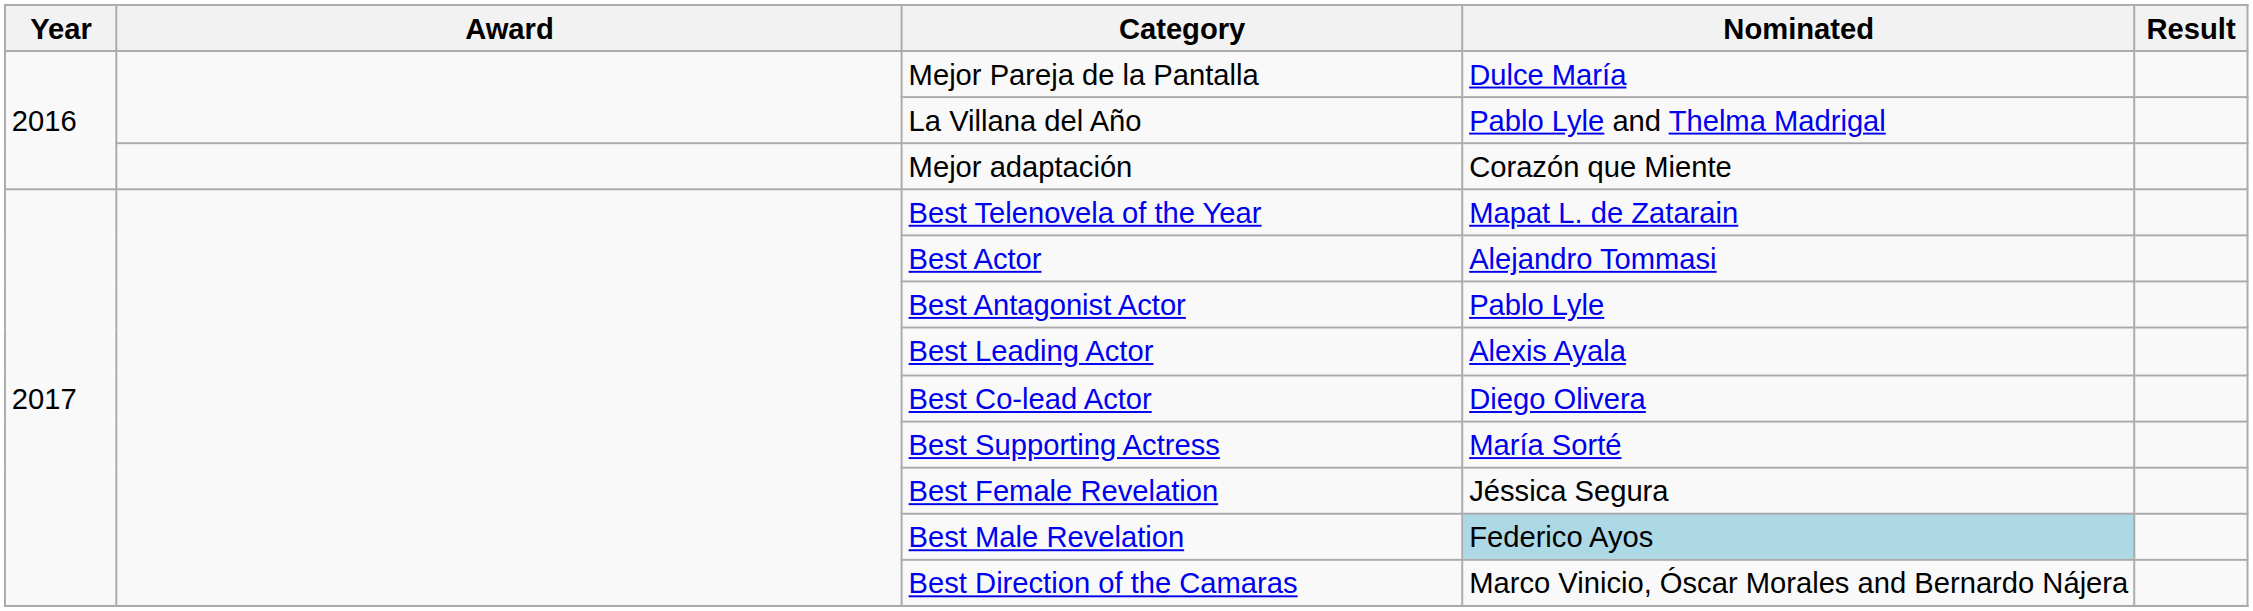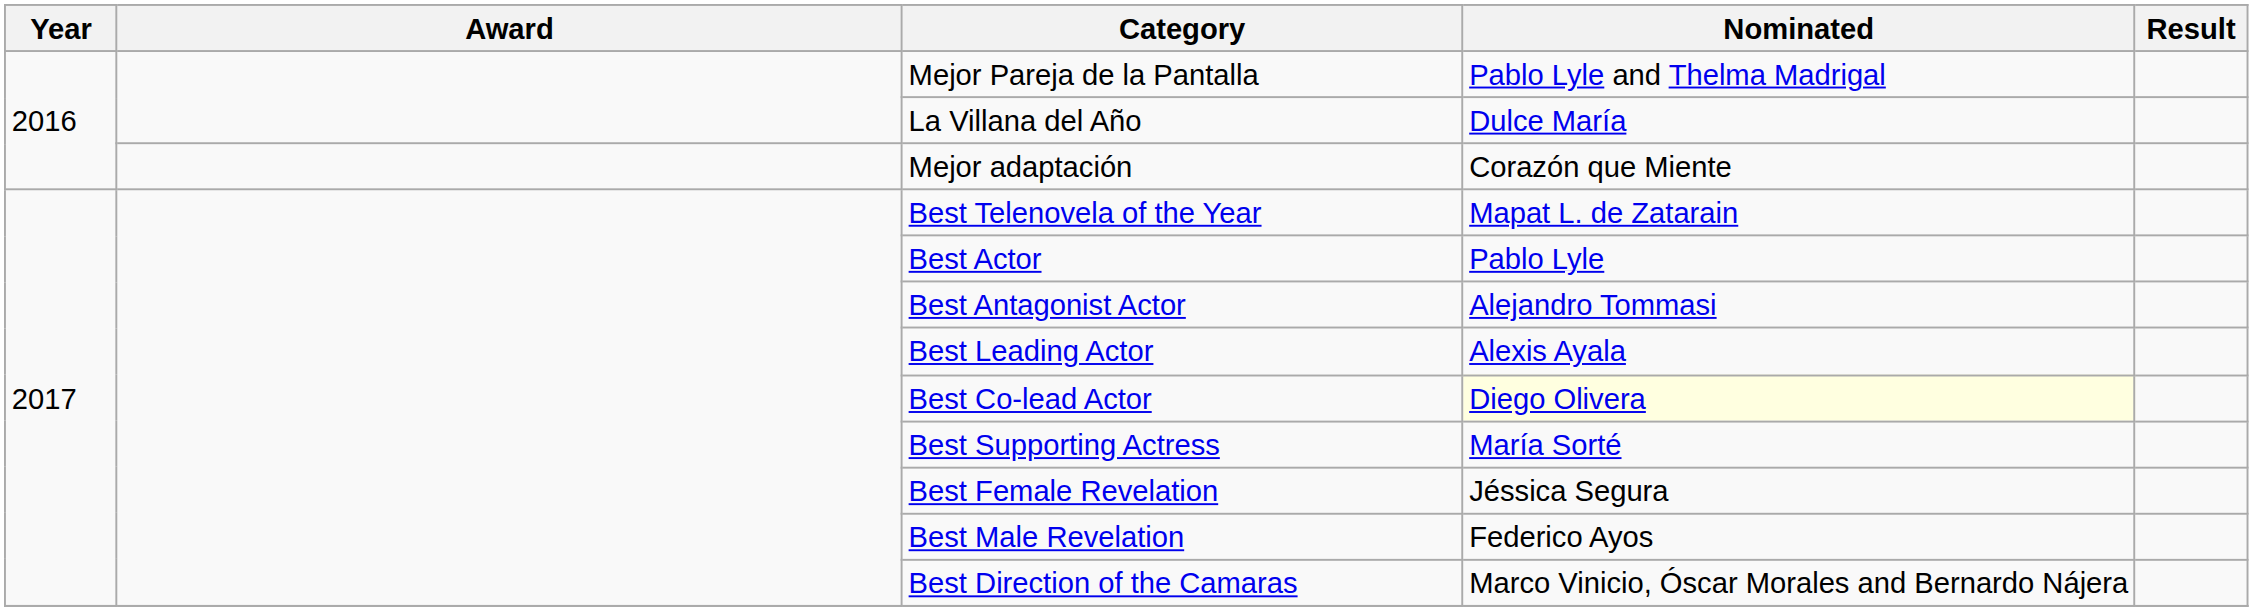(1548, 74) Dulce María -> (1677, 74) Pablo Lyle and Thelma Madrigal
(1677, 121) Pablo Lyle and Thelma Madrigal -> (1548, 121) Dulce María
(1593, 259) Alejandro Tommasi -> (1537, 259) Pablo Lyle
(1537, 305) Pablo Lyle -> (1593, 305) Alejandro Tommasi
(1558, 398) no background -> (1558, 398) lightyellow background
(1561, 536) lightblue background -> (1561, 536) no background
